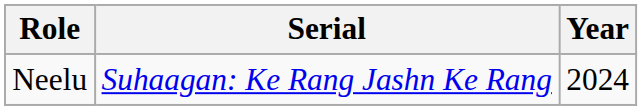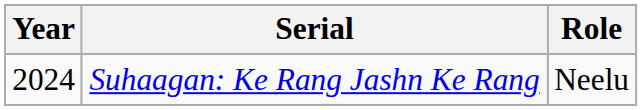columns swapped: (598, 29) <-> (50, 29)
